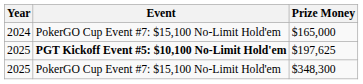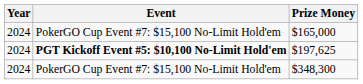(19, 50) 2025 -> (19, 50) 2024
(19, 69) 2025 -> (19, 69) 2024
